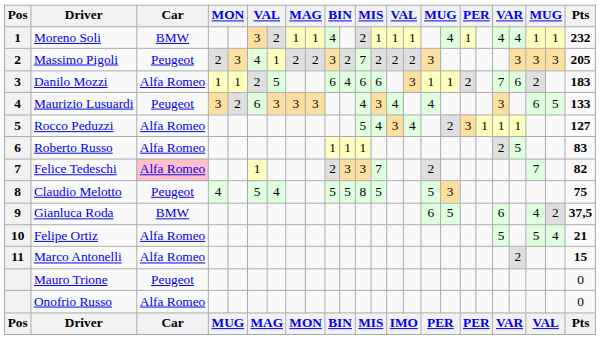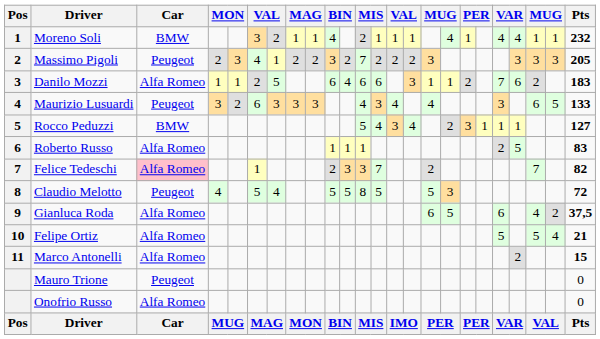(173, 125) Alfa Romeo -> (173, 125) BMW
(581, 191) 75 -> (581, 191) 72
(173, 213) BMW -> (173, 213) Alfa Romeo
